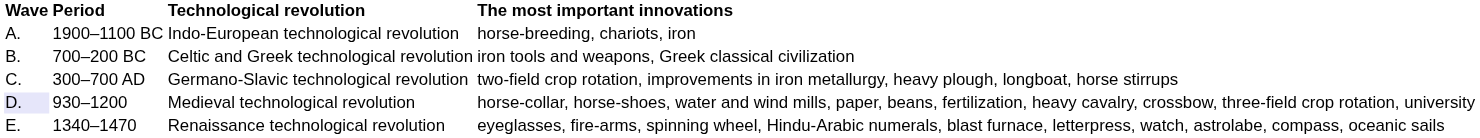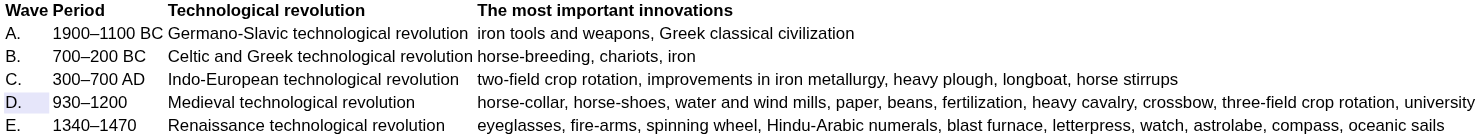(313, 33) Indo-European technological revolution -> (318, 33) Germano-Slavic technological revolution
(586, 33) horse-breeding, chariots, iron -> (666, 33) iron tools and weapons, Greek classical civilization
(666, 56) iron tools and weapons, Greek classical civilization -> (586, 56) horse-breeding, chariots, iron
(318, 79) Germano-Slavic technological revolution -> (313, 79) Indo-European technological revolution
